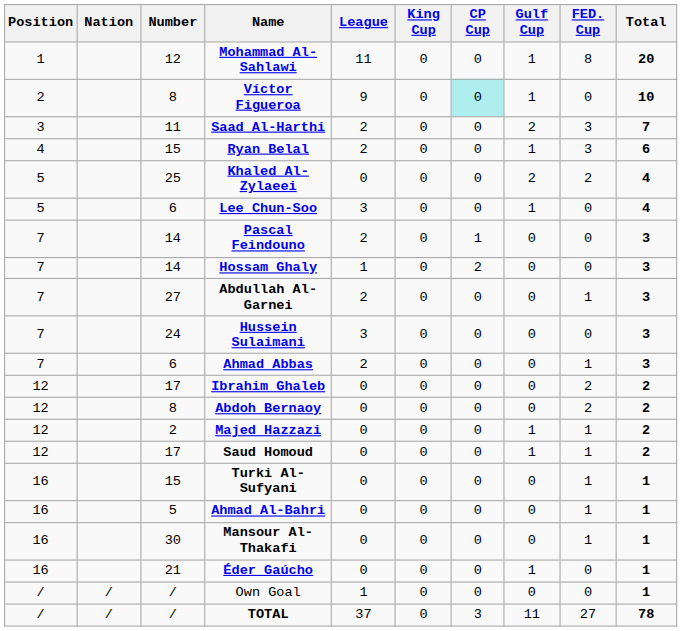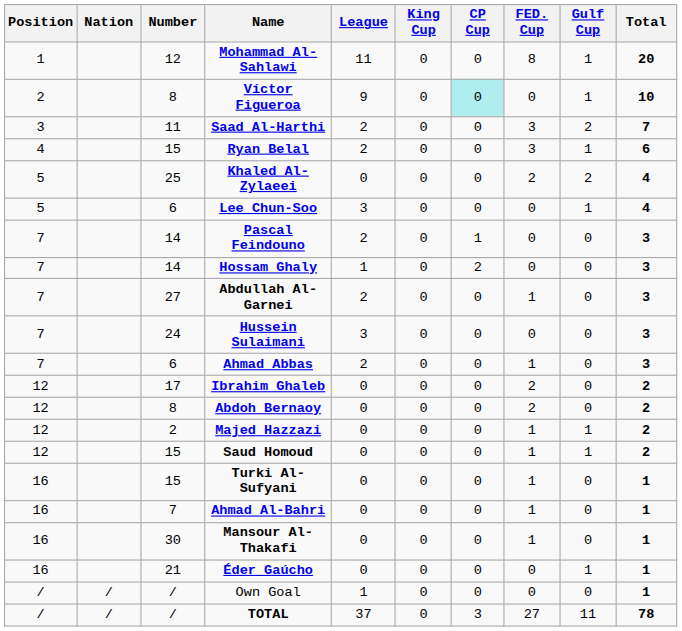columns swapped: (588, 24) <-> (532, 24)
(173, 453) 17 -> (173, 453) 15
(173, 512) 5 -> (173, 512) 7
